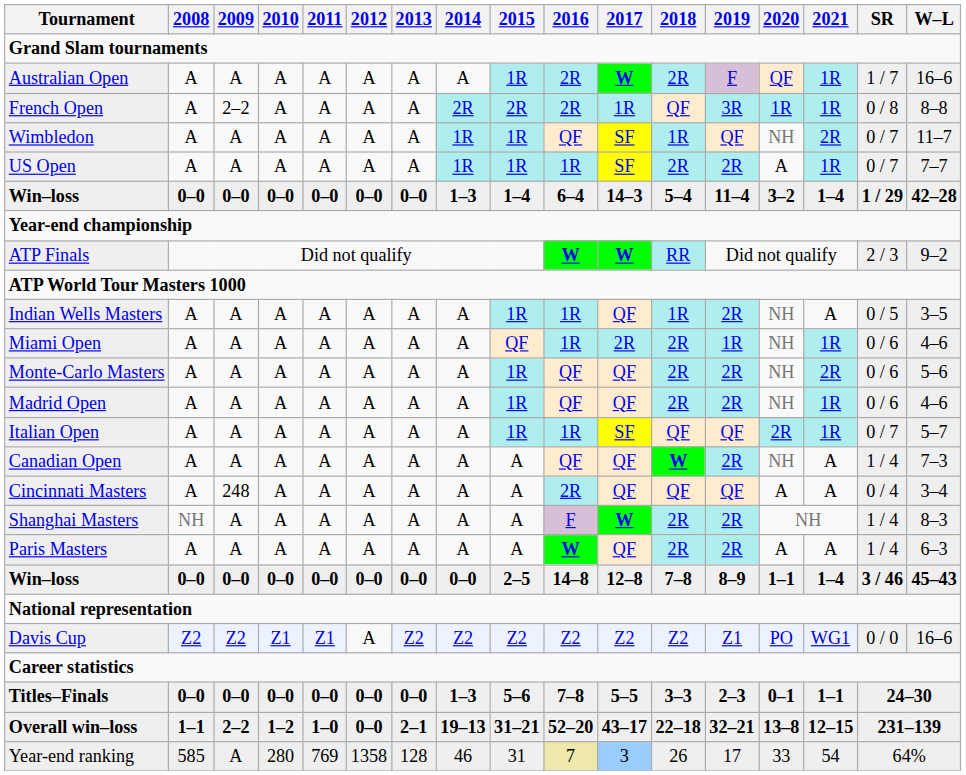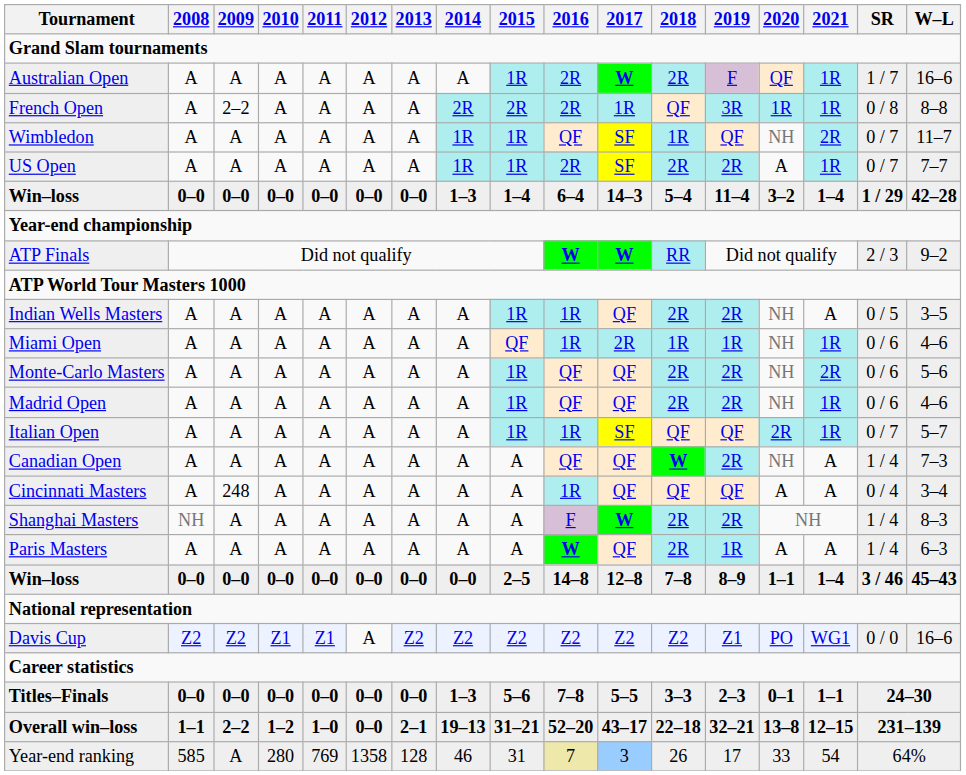(571, 166) 1R -> (571, 166) 2R
(678, 313) 1R -> (678, 313) 2R
(678, 342) 2R -> (678, 342) 1R
(571, 490) 2R -> (571, 490) 1R
(732, 549) 2R -> (732, 549) 1R
